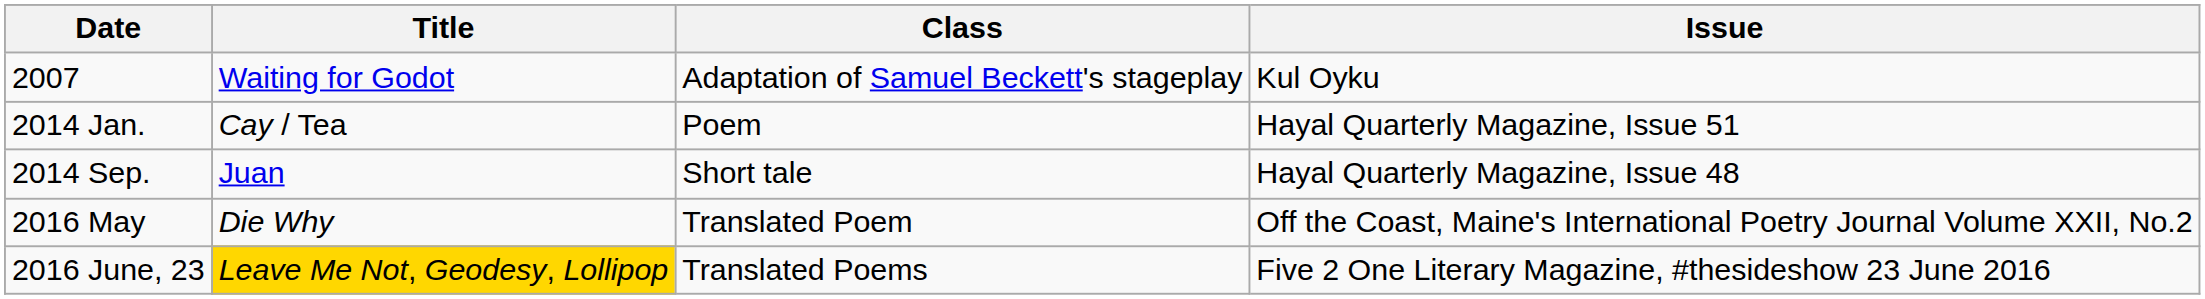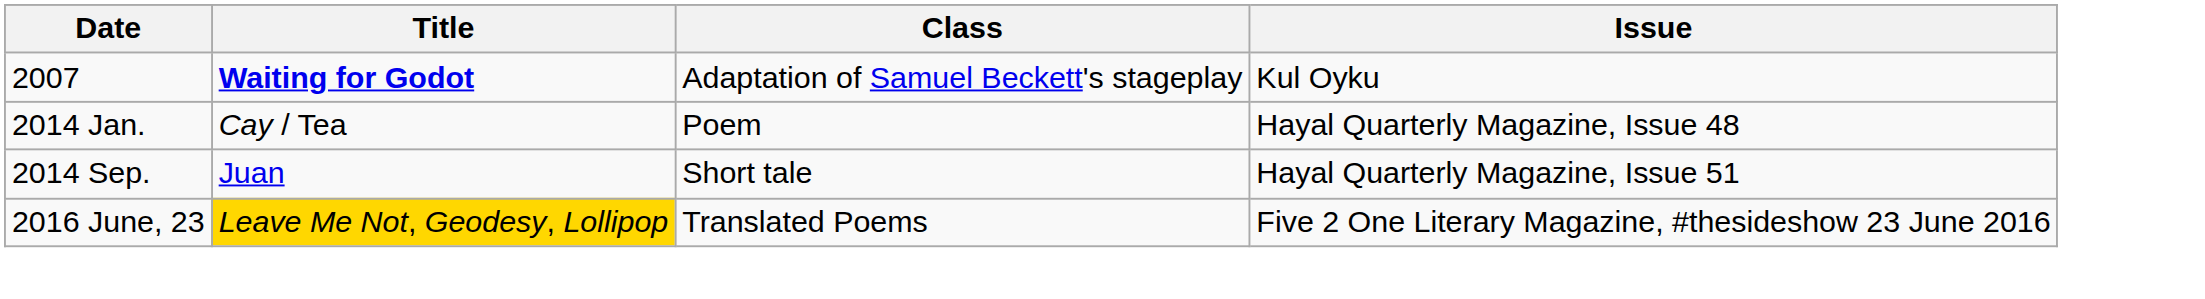(336, 76) normal -> (346, 76) bold
(1498, 125) Hayal Quarterly Magazine, Issue 51 -> (1498, 125) Hayal Quarterly Magazine, Issue 48
(1498, 173) Hayal Quarterly Magazine, Issue 48 -> (1498, 173) Hayal Quarterly Magazine, Issue 51
- row: (79, 221)
